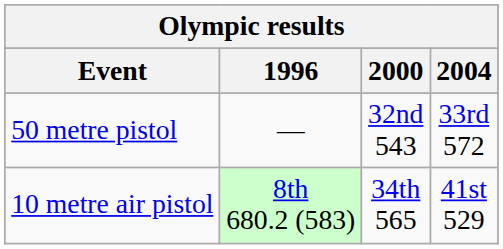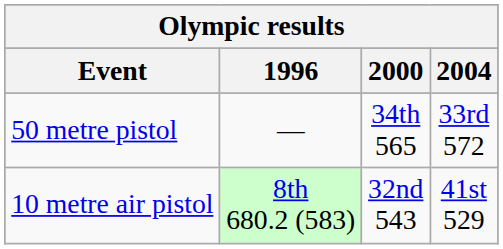(396, 129) 32nd 543 -> (396, 129) 34th 565
(396, 204) 34th 565 -> (396, 204) 32nd 543
